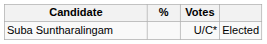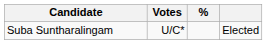columns swapped: (200, 13) <-> (164, 13)
